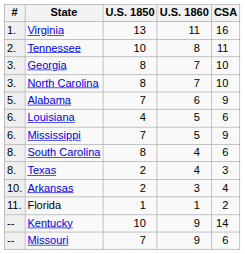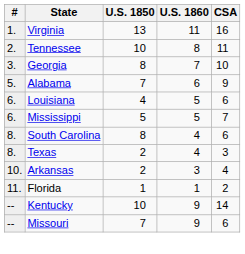- row: (63, 83)
(143, 135) 7 -> (143, 118) 5
(225, 135) 9 -> (225, 118) 7
